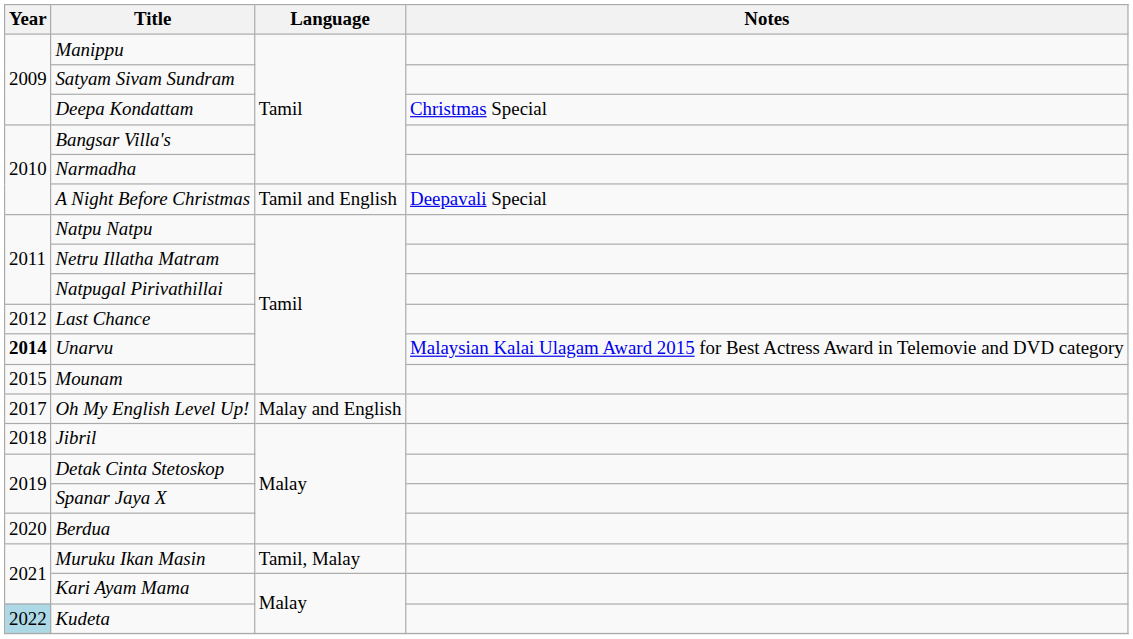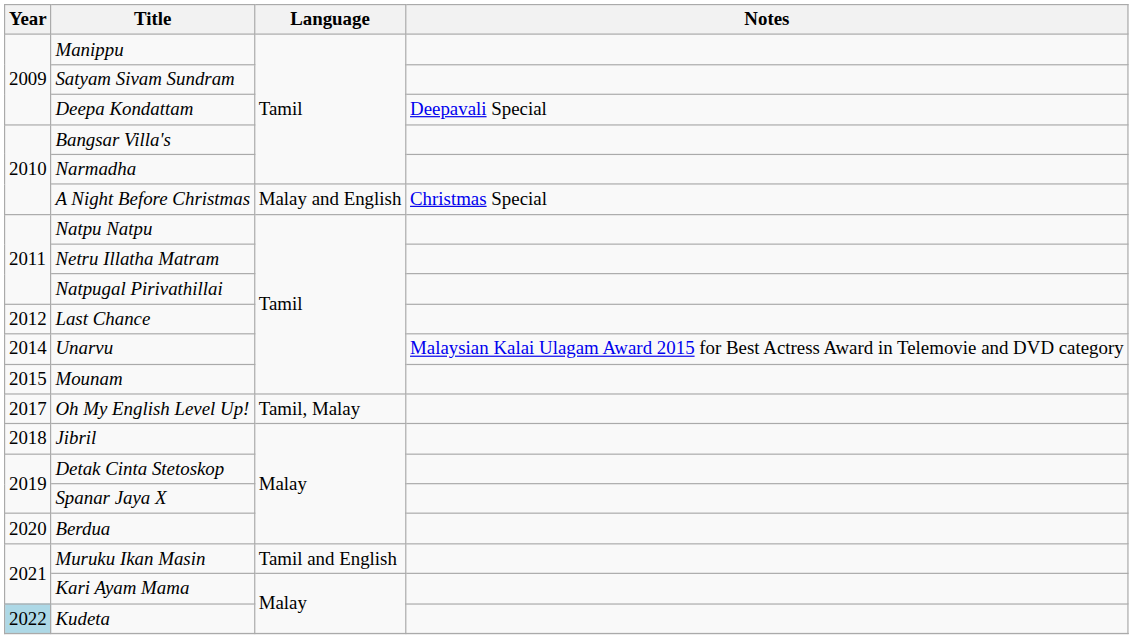(478, 109) Christmas Special -> (478, 109) Deepavali Special
(328, 199) Tamil and English -> (330, 199) Malay and English
(478, 199) Deepavali Special -> (478, 199) Christmas Special
(28, 348) bold -> (28, 348) normal
(330, 408) Malay and English -> (309, 408) Tamil, Malay
(309, 558) Tamil, Malay -> (328, 558) Tamil and English
